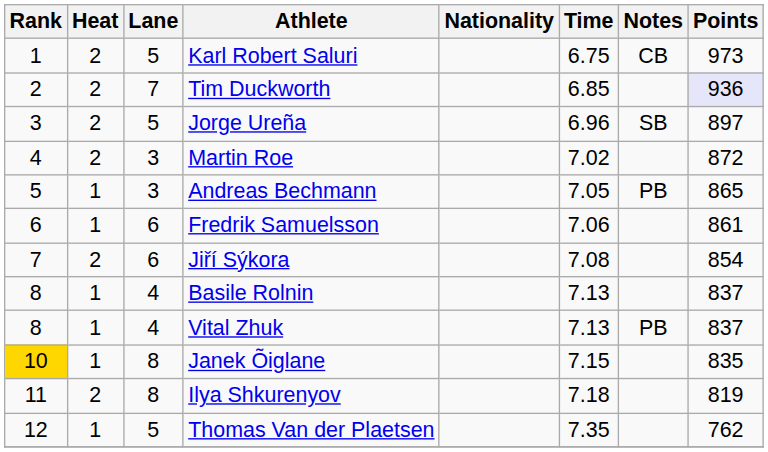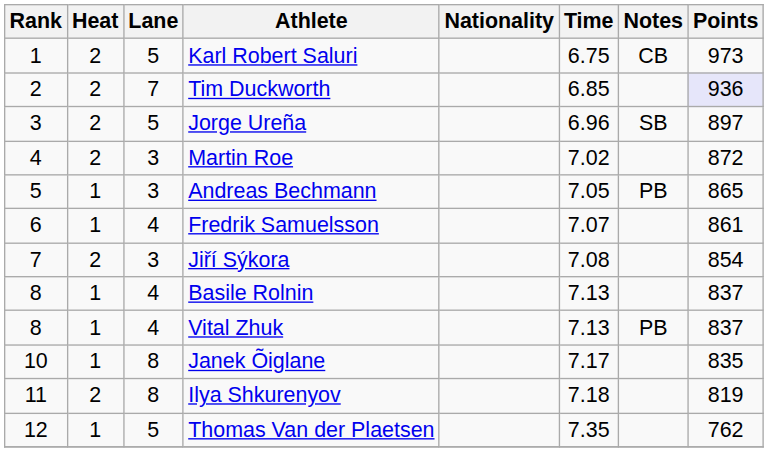(153, 225) 6 -> (153, 225) 4
(589, 225) 7.06 -> (589, 225) 7.07
(153, 259) 6 -> (153, 259) 3
(36, 361) gold background -> (36, 361) no background
(589, 361) 7.15 -> (589, 361) 7.17
